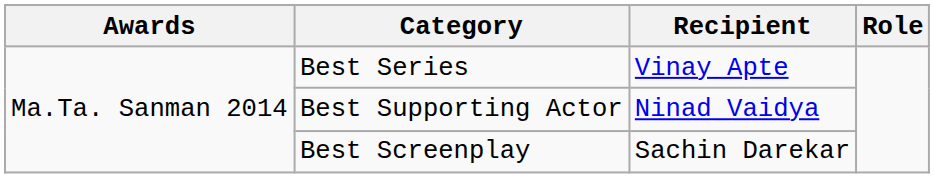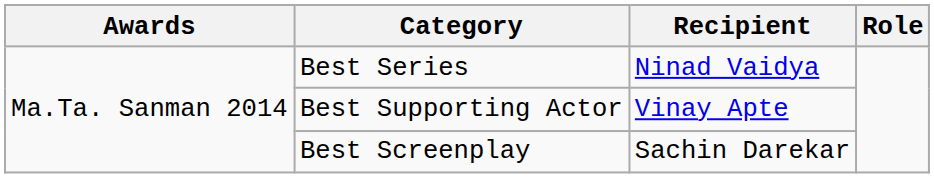(712, 68) Vinay Apte -> (727, 68) Ninad Vaidya
(727, 109) Ninad Vaidya -> (712, 109) Vinay Apte
